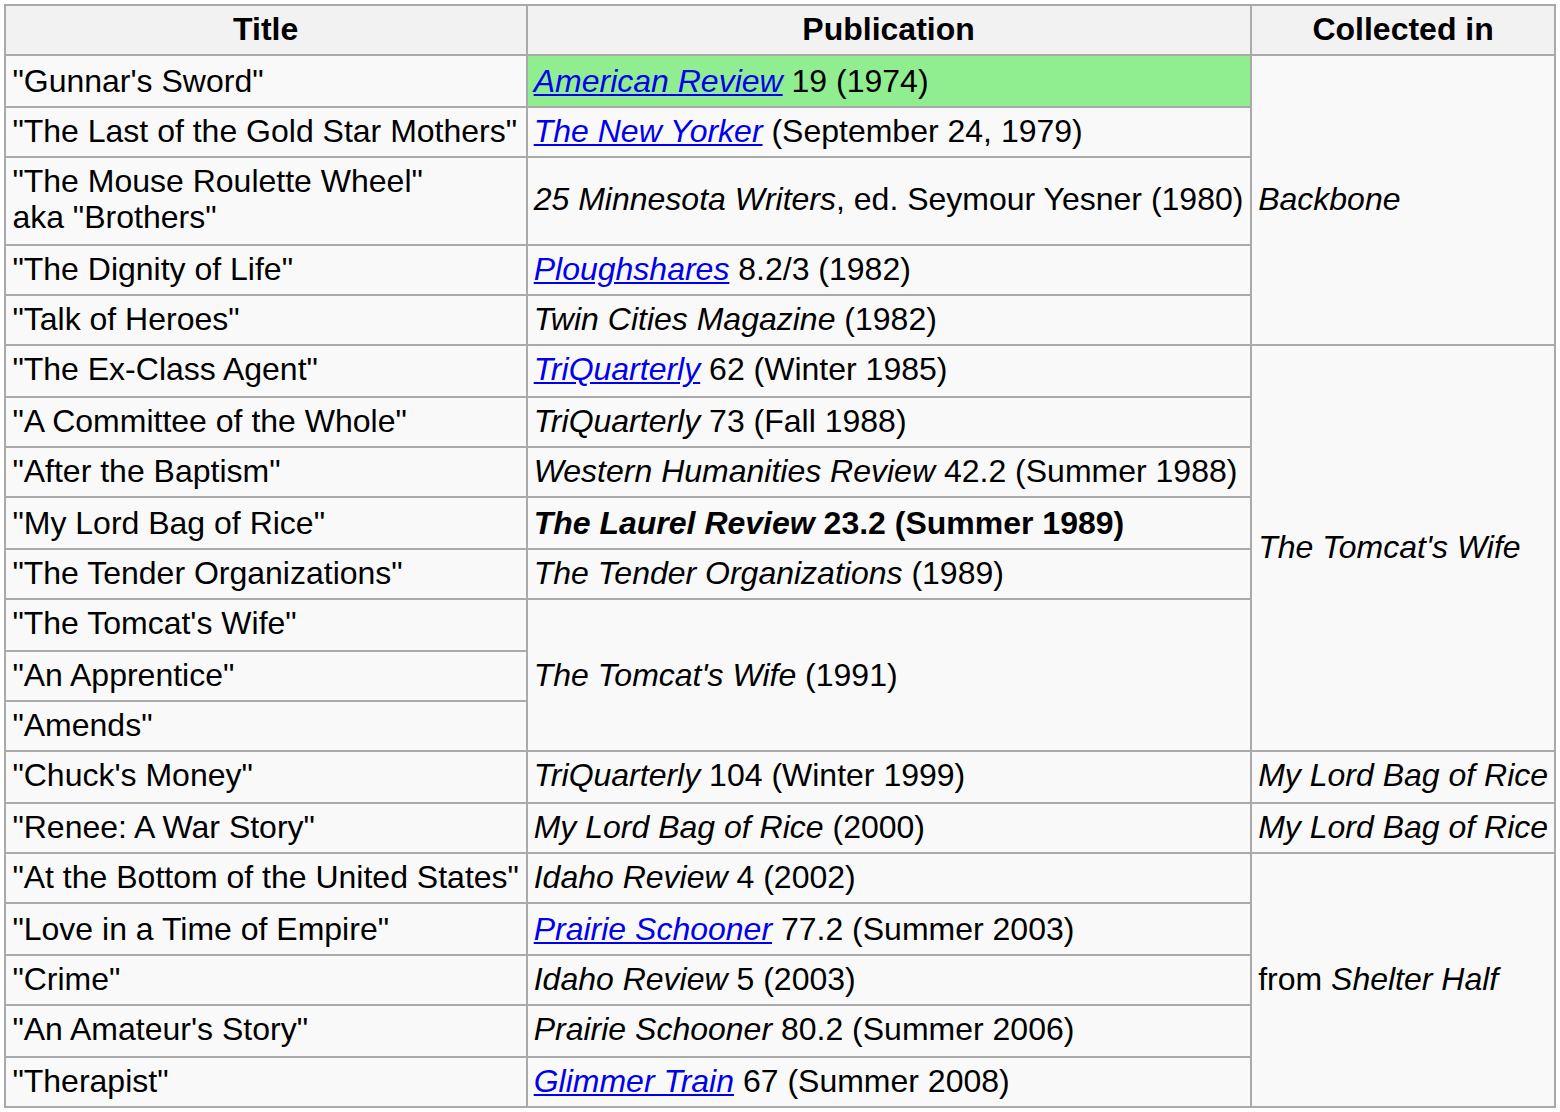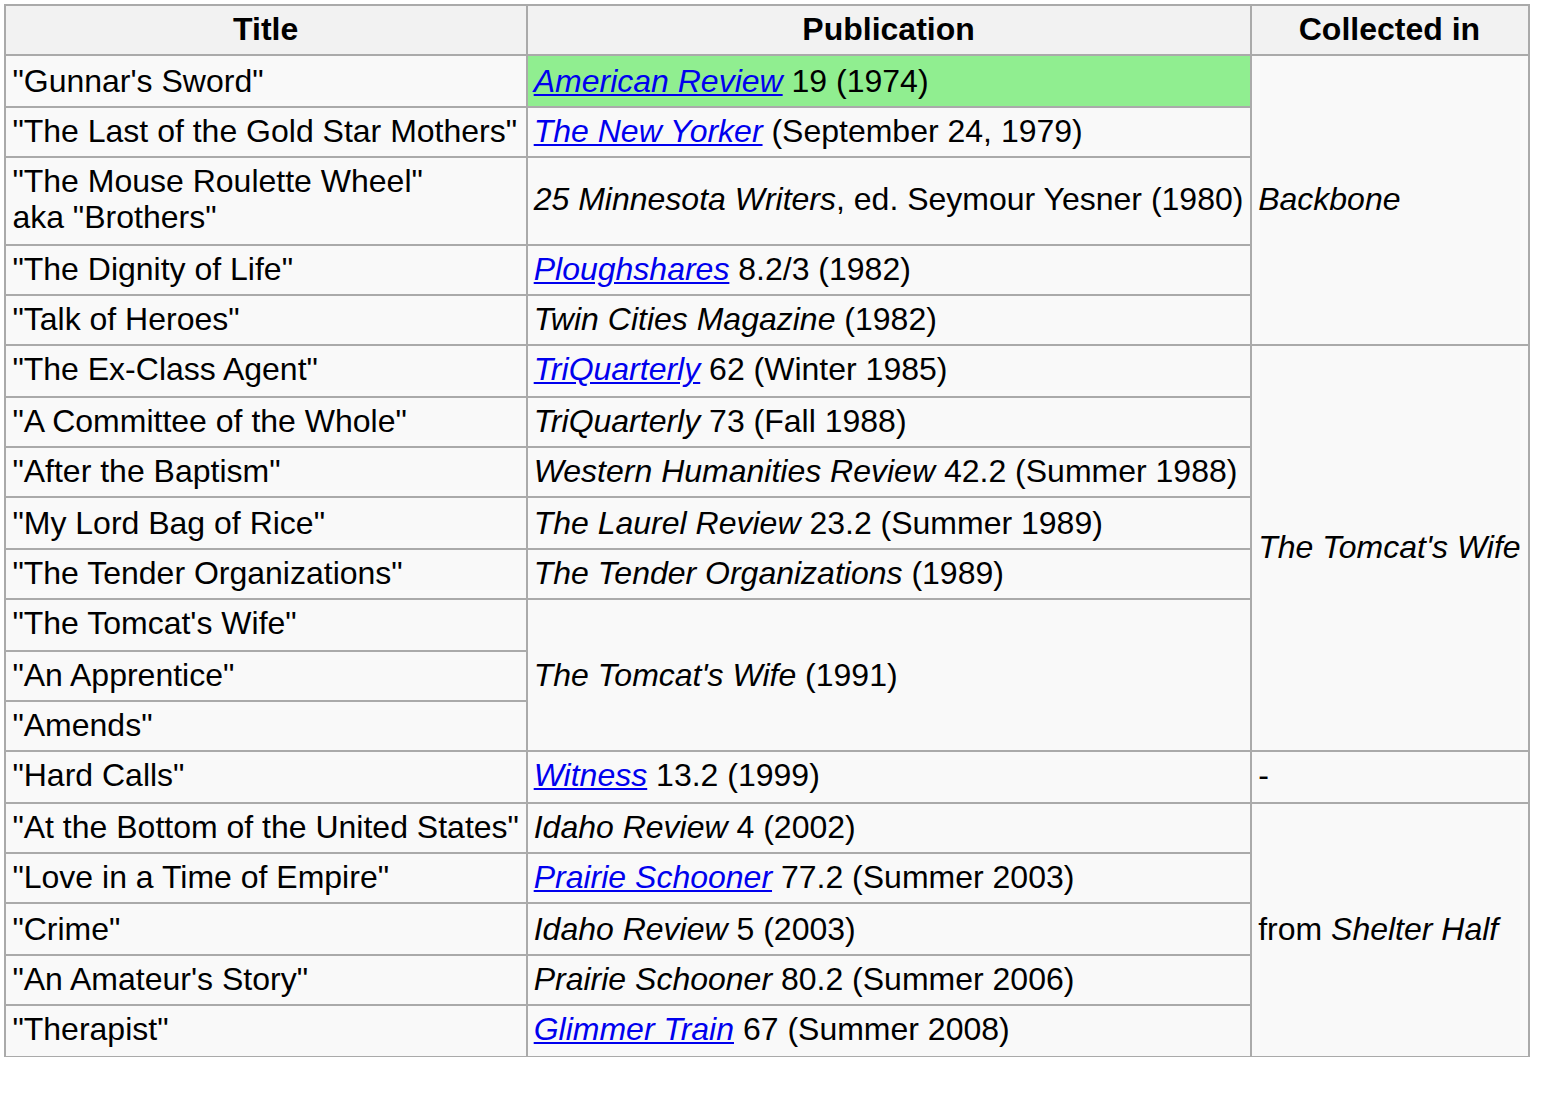(829, 522) bold -> (818, 522) normal
- row: (133, 776)
+ row: (98, 776)
- row: (164, 827)
